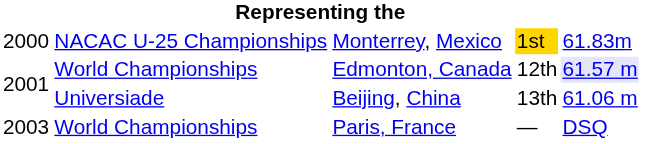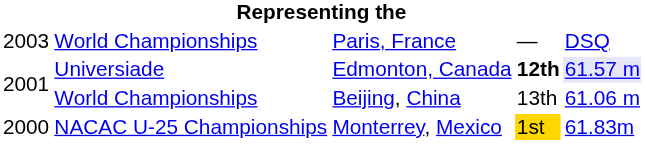rows swapped: (417, 41) <-> (394, 126)
(156, 69) World Championships -> (109, 69) Universiade
(537, 69) normal -> (538, 69) bold
(109, 98) Universiade -> (156, 98) World Championships
